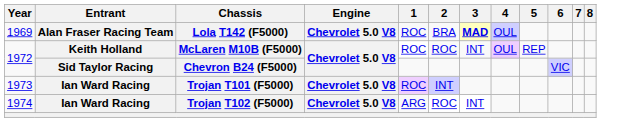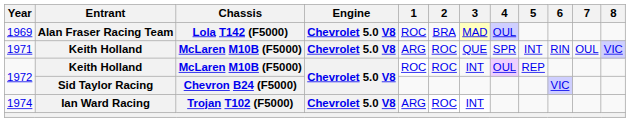(475, 32) bold -> (475, 32) normal
+ row: (20, 50)
- row: (20, 86)
